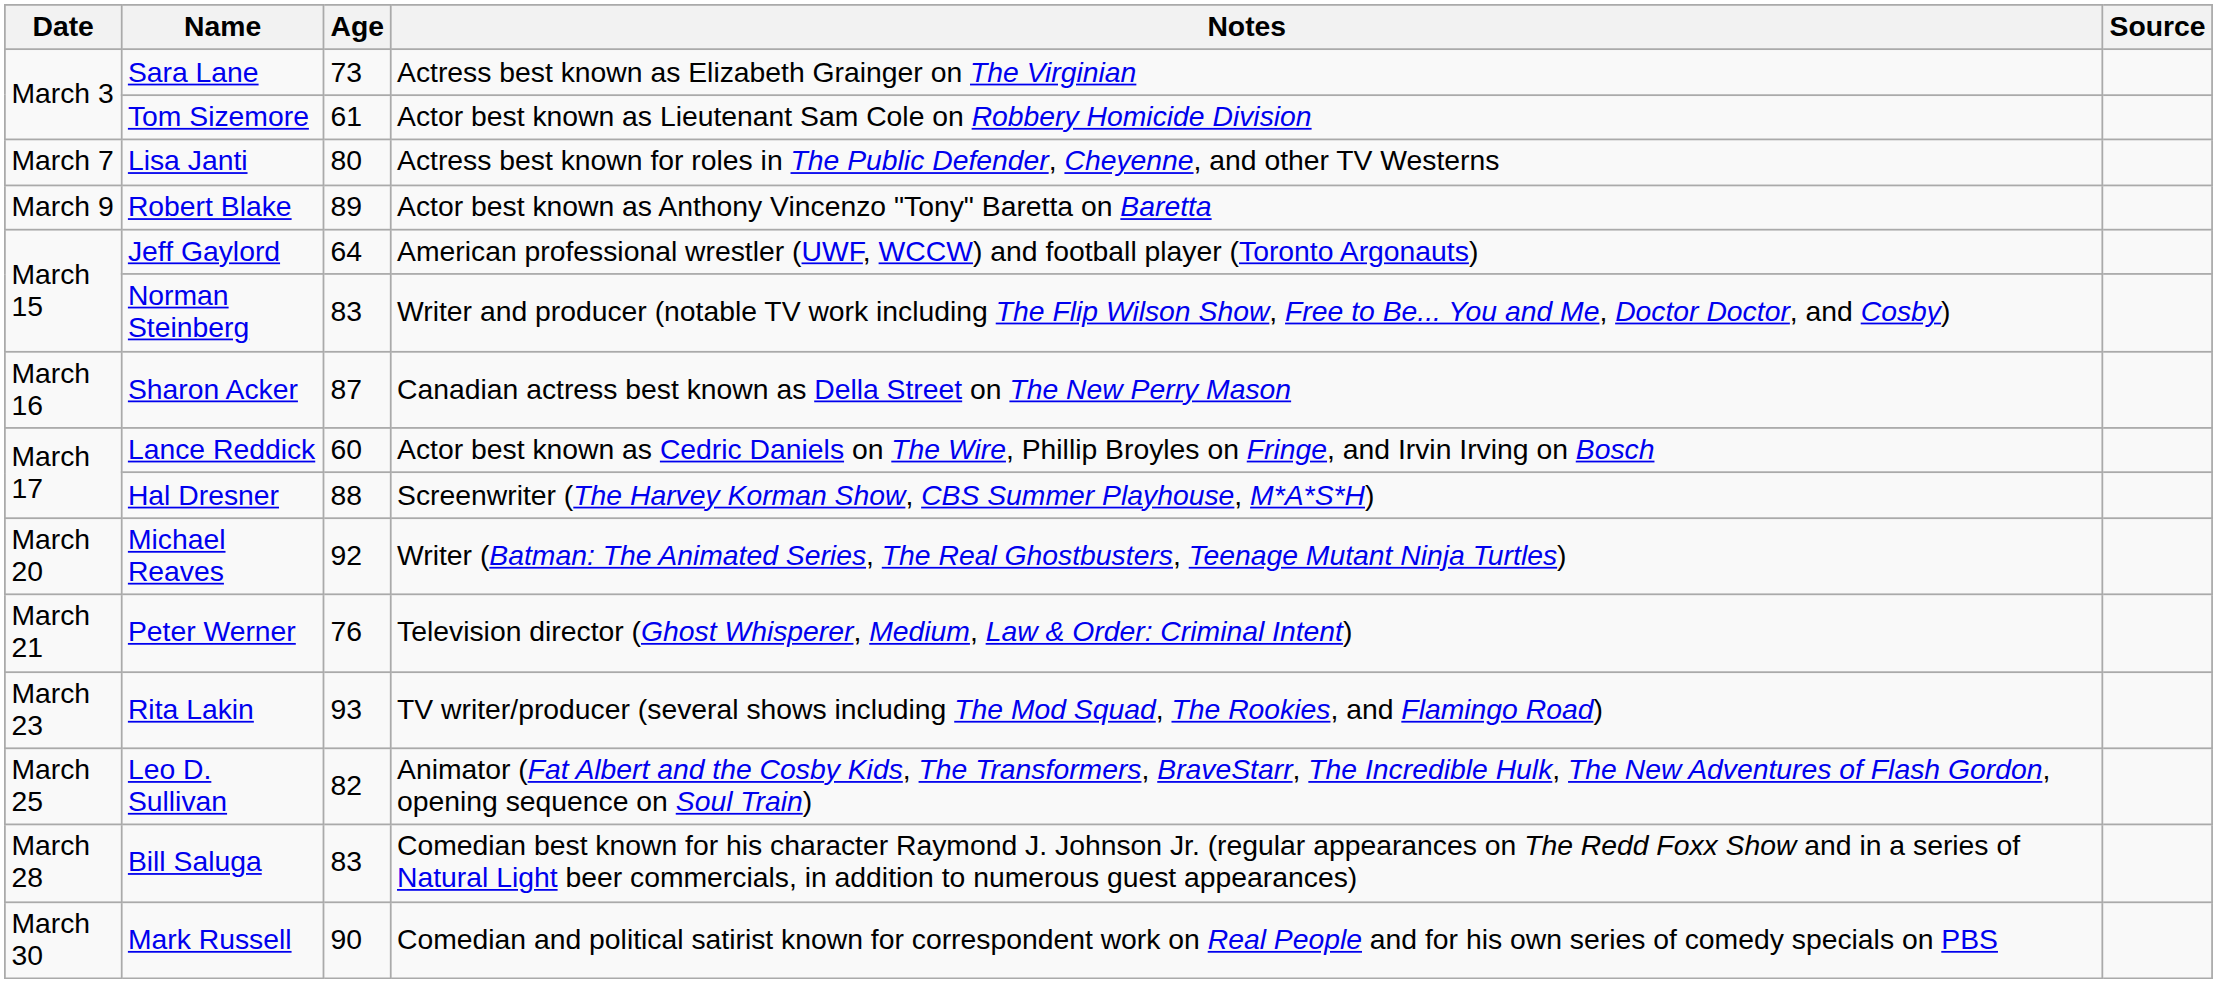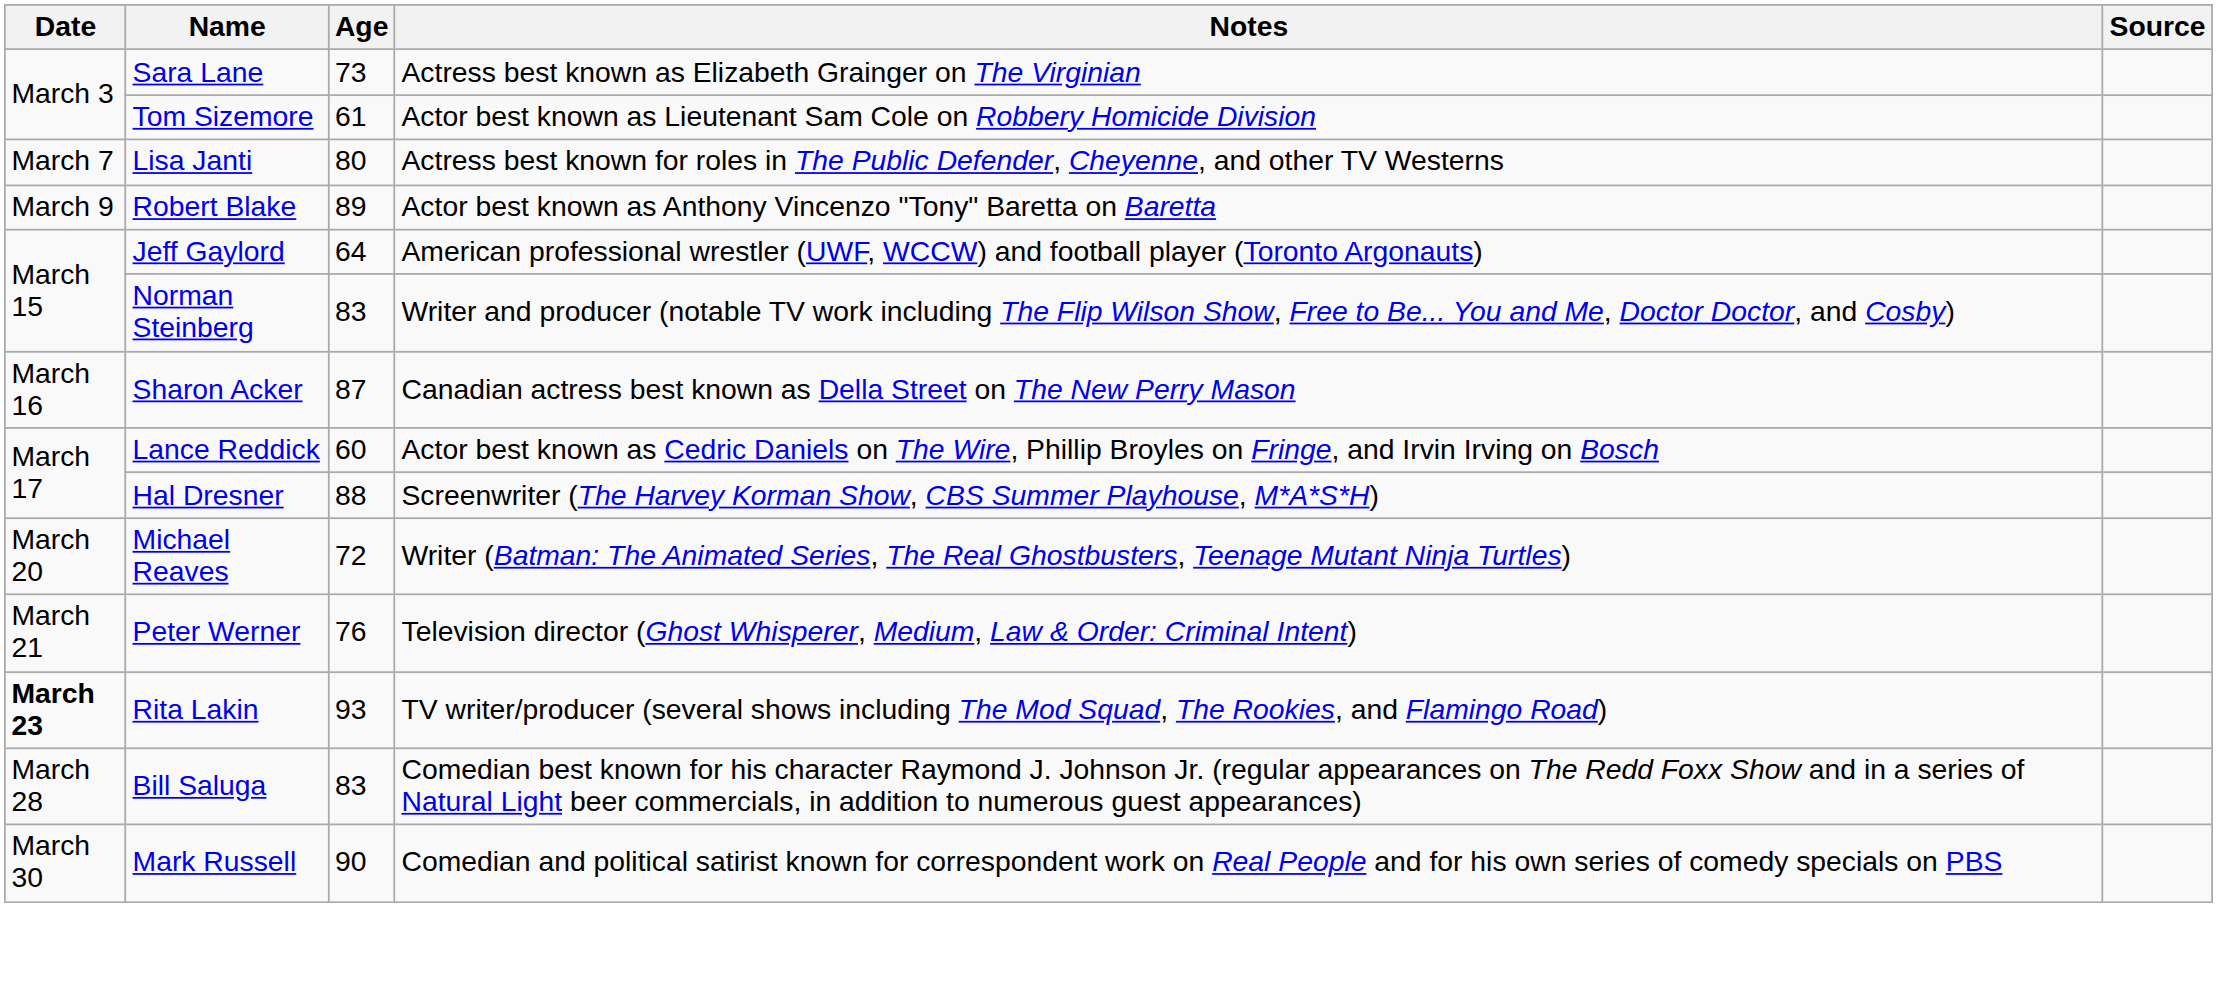(346, 555) 92 -> (351, 555) 72
(51, 709) normal -> (53, 709) bold
- row: (177, 786)
